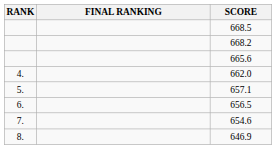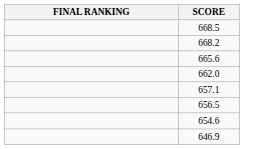- column: (20, 12)
